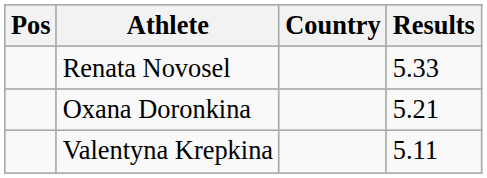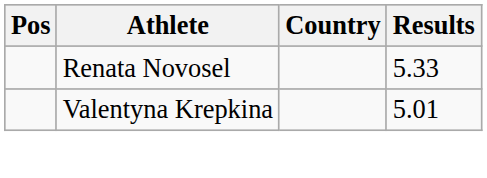- row: (157, 109)
(415, 151) 5.11 -> (416, 109) 5.01
